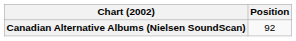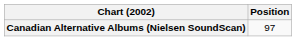(270, 28) 92 -> (270, 28) 97
